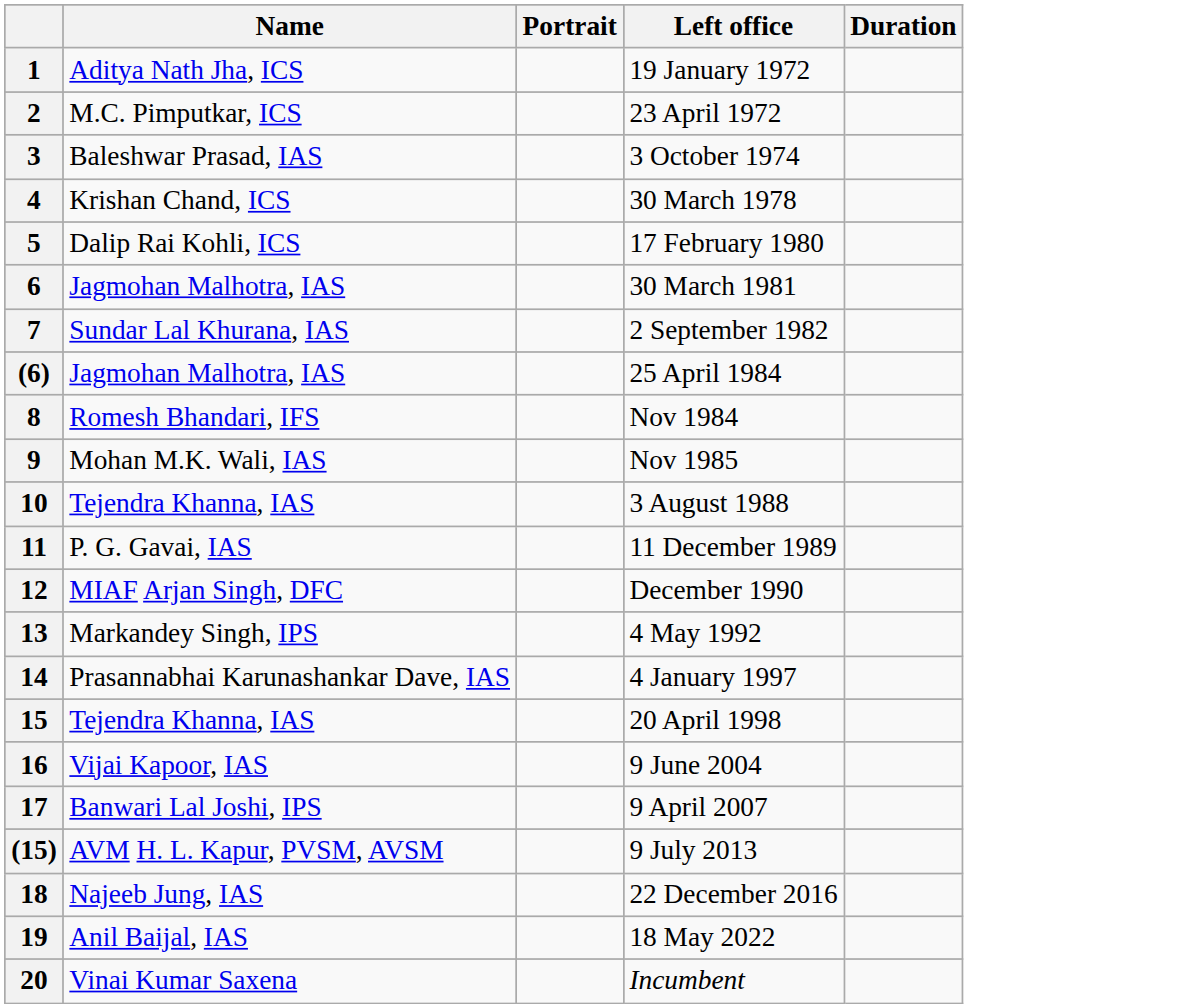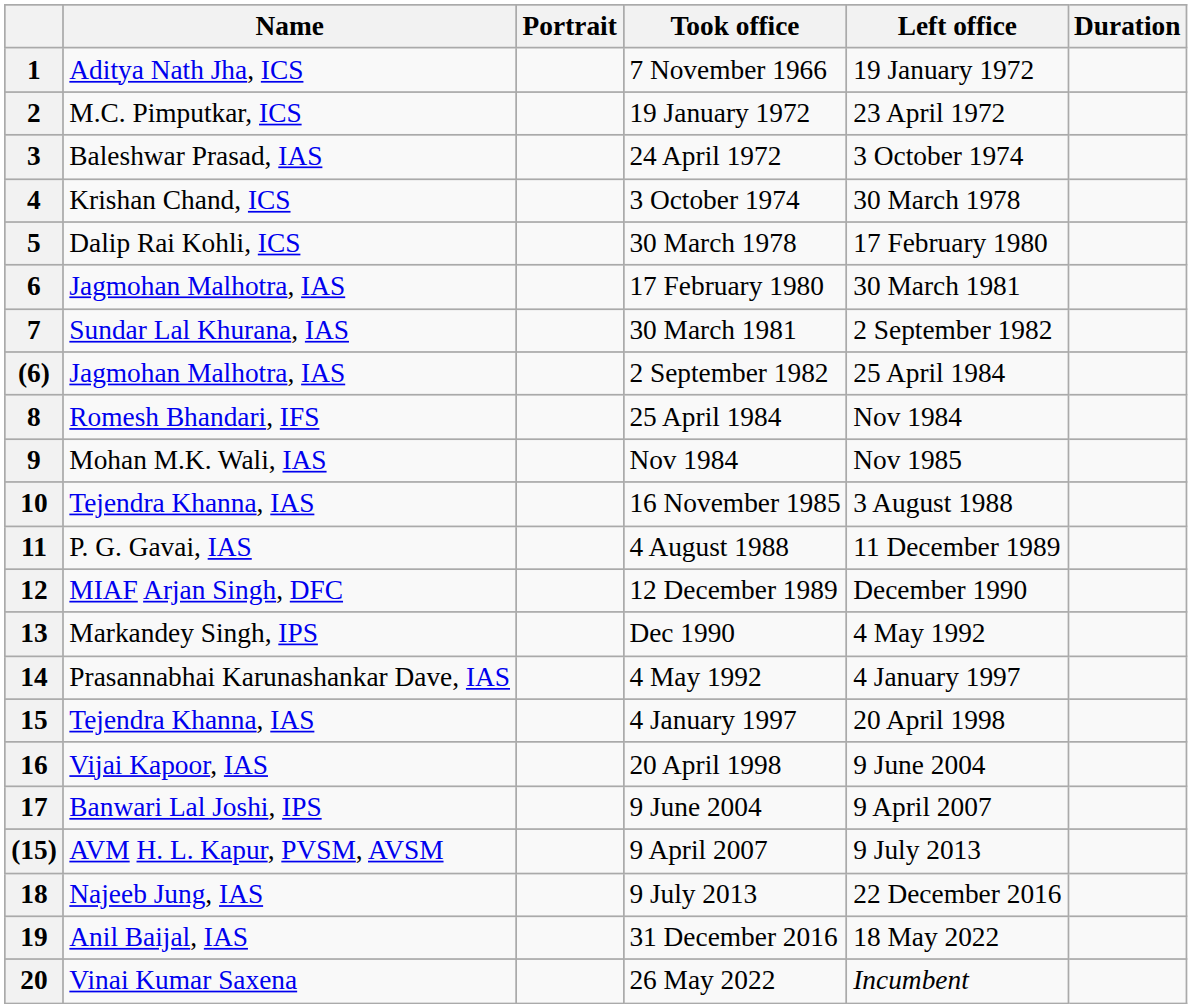+ column: (735, 26)
